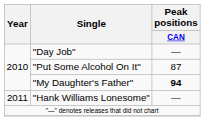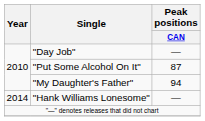(176, 82) bold -> (176, 82) normal
(17, 98) 2011 -> (17, 98) 2014
